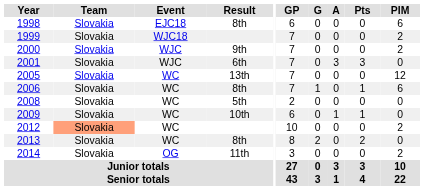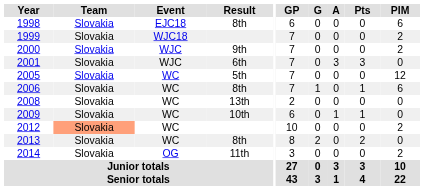(239, 75) 13th -> (239, 75) 5th
(239, 101) 5th -> (239, 101) 13th
